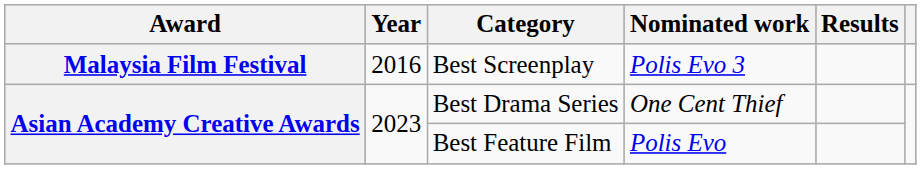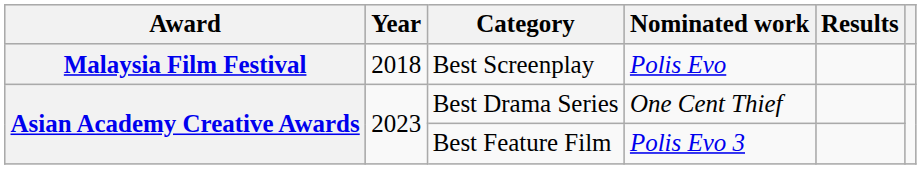(396, 63) 2016 -> (396, 63) 2018
(687, 63) Polis Evo 3 -> (678, 63) Polis Evo
(678, 143) Polis Evo -> (687, 143) Polis Evo 3
